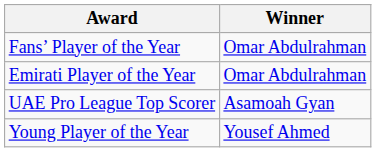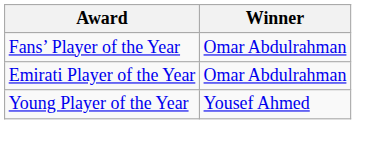- row: (112, 103)
